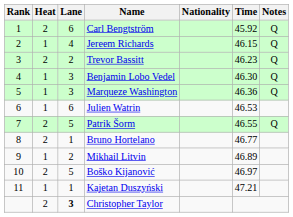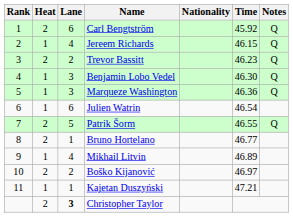(246, 108) 46.53 -> (246, 108) 46.54
(71, 156) 2 -> (71, 156) 4
(71, 172) 5 -> (71, 172) 2
